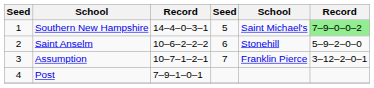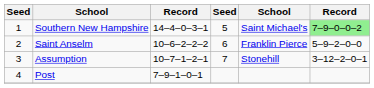(260, 43) Stonehill -> (274, 43) Franklin Pierce
(274, 59) Franklin Pierce -> (260, 59) Stonehill
